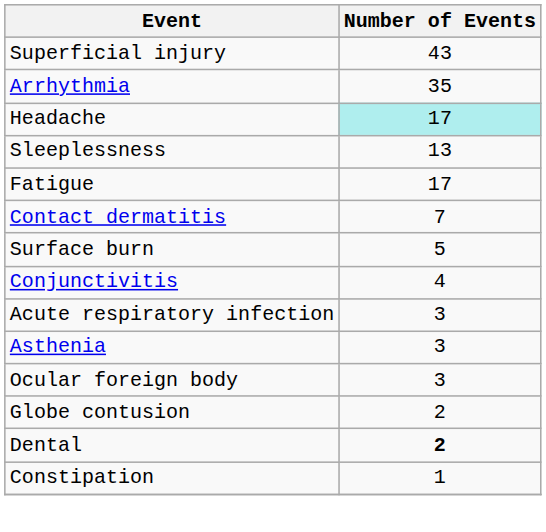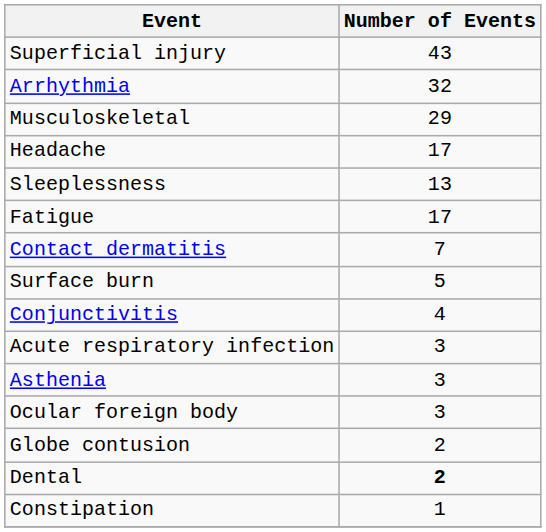(440, 86) 35 -> (440, 86) 32
+ row: (100, 119)
(440, 119) paleturquoise background -> (440, 152) no background
